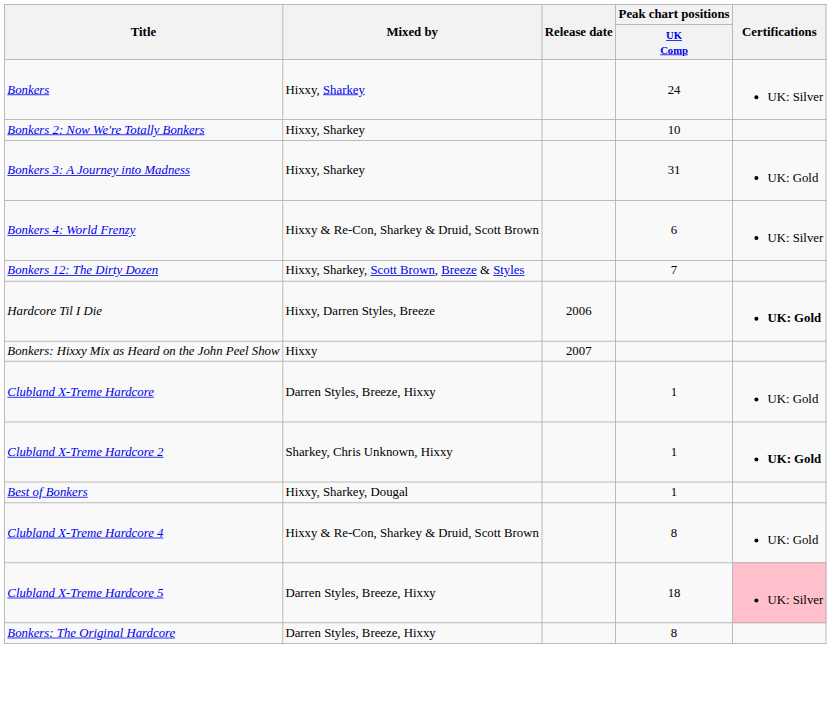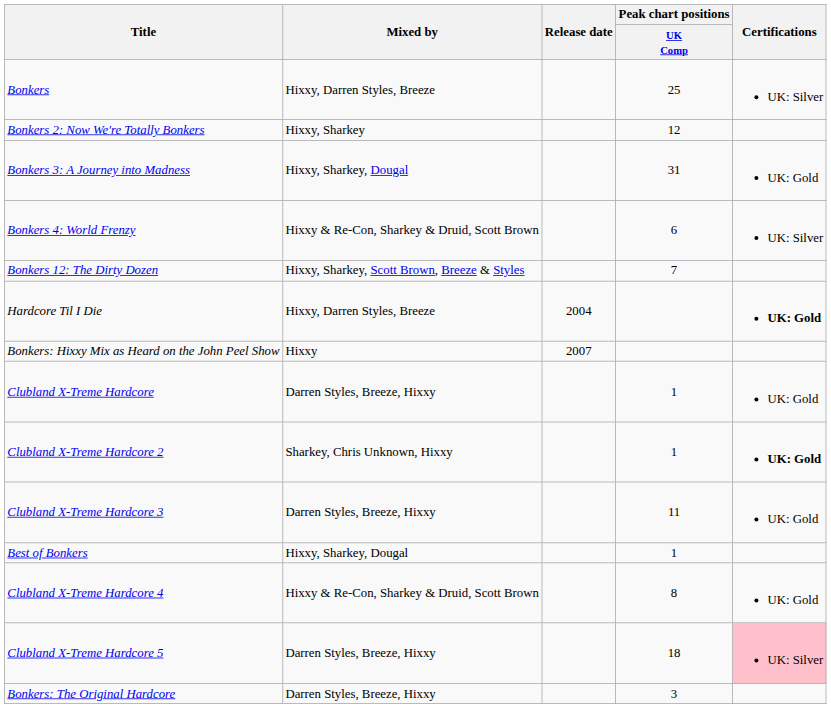(325, 89) Hixxy, Sharkey -> (360, 89) Hixxy, Darren Styles, Breeze
(674, 89) 24 -> (674, 89) 25
(674, 129) 10 -> (674, 129) 12
(325, 170) Hixxy, Sharkey -> (347, 170) Hixxy, Sharkey, Dougal
(579, 311) 2006 -> (579, 311) 2004
+ row: (85, 512)
(674, 633) 8 -> (674, 693) 3
